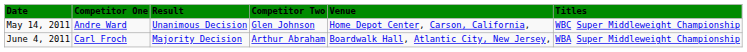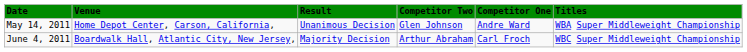columns swapped: (111, 11) <-> (343, 11)
(648, 26) WBC Super Middleweight Championship -> (648, 26) WBA Super Middleweight Championship
(648, 40) WBA Super Middleweight Championship -> (648, 40) WBC Super Middleweight Championship
